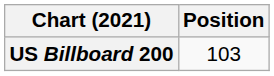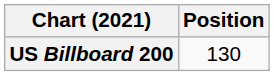(224, 53) 103 -> (224, 53) 130
